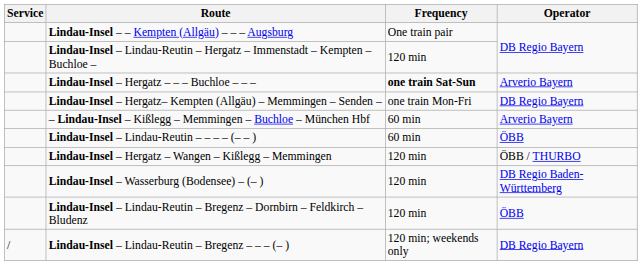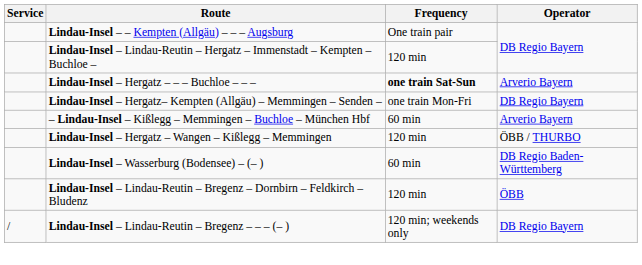- row: (152, 138)
(407, 181) 120 min -> (404, 163) 60 min
